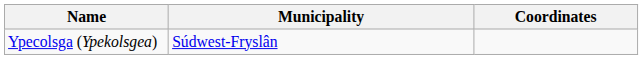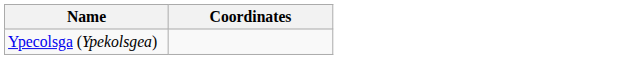- column: (321, 16)
